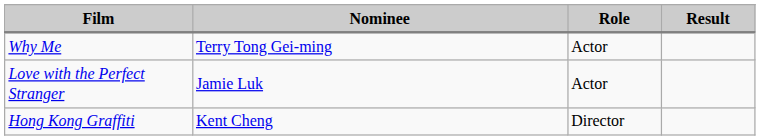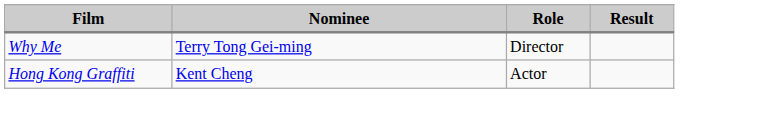(589, 46) Actor -> (537, 46) Director
- row: (77, 83)
(598, 120) Director -> (528, 73) Actor
